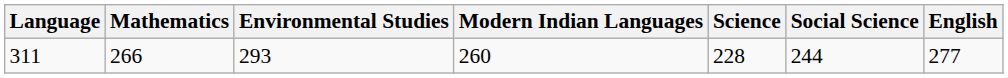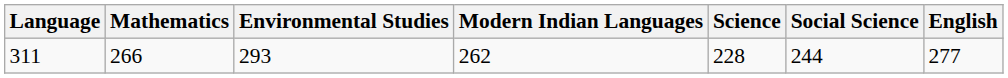(475, 55) 260 -> (475, 55) 262
